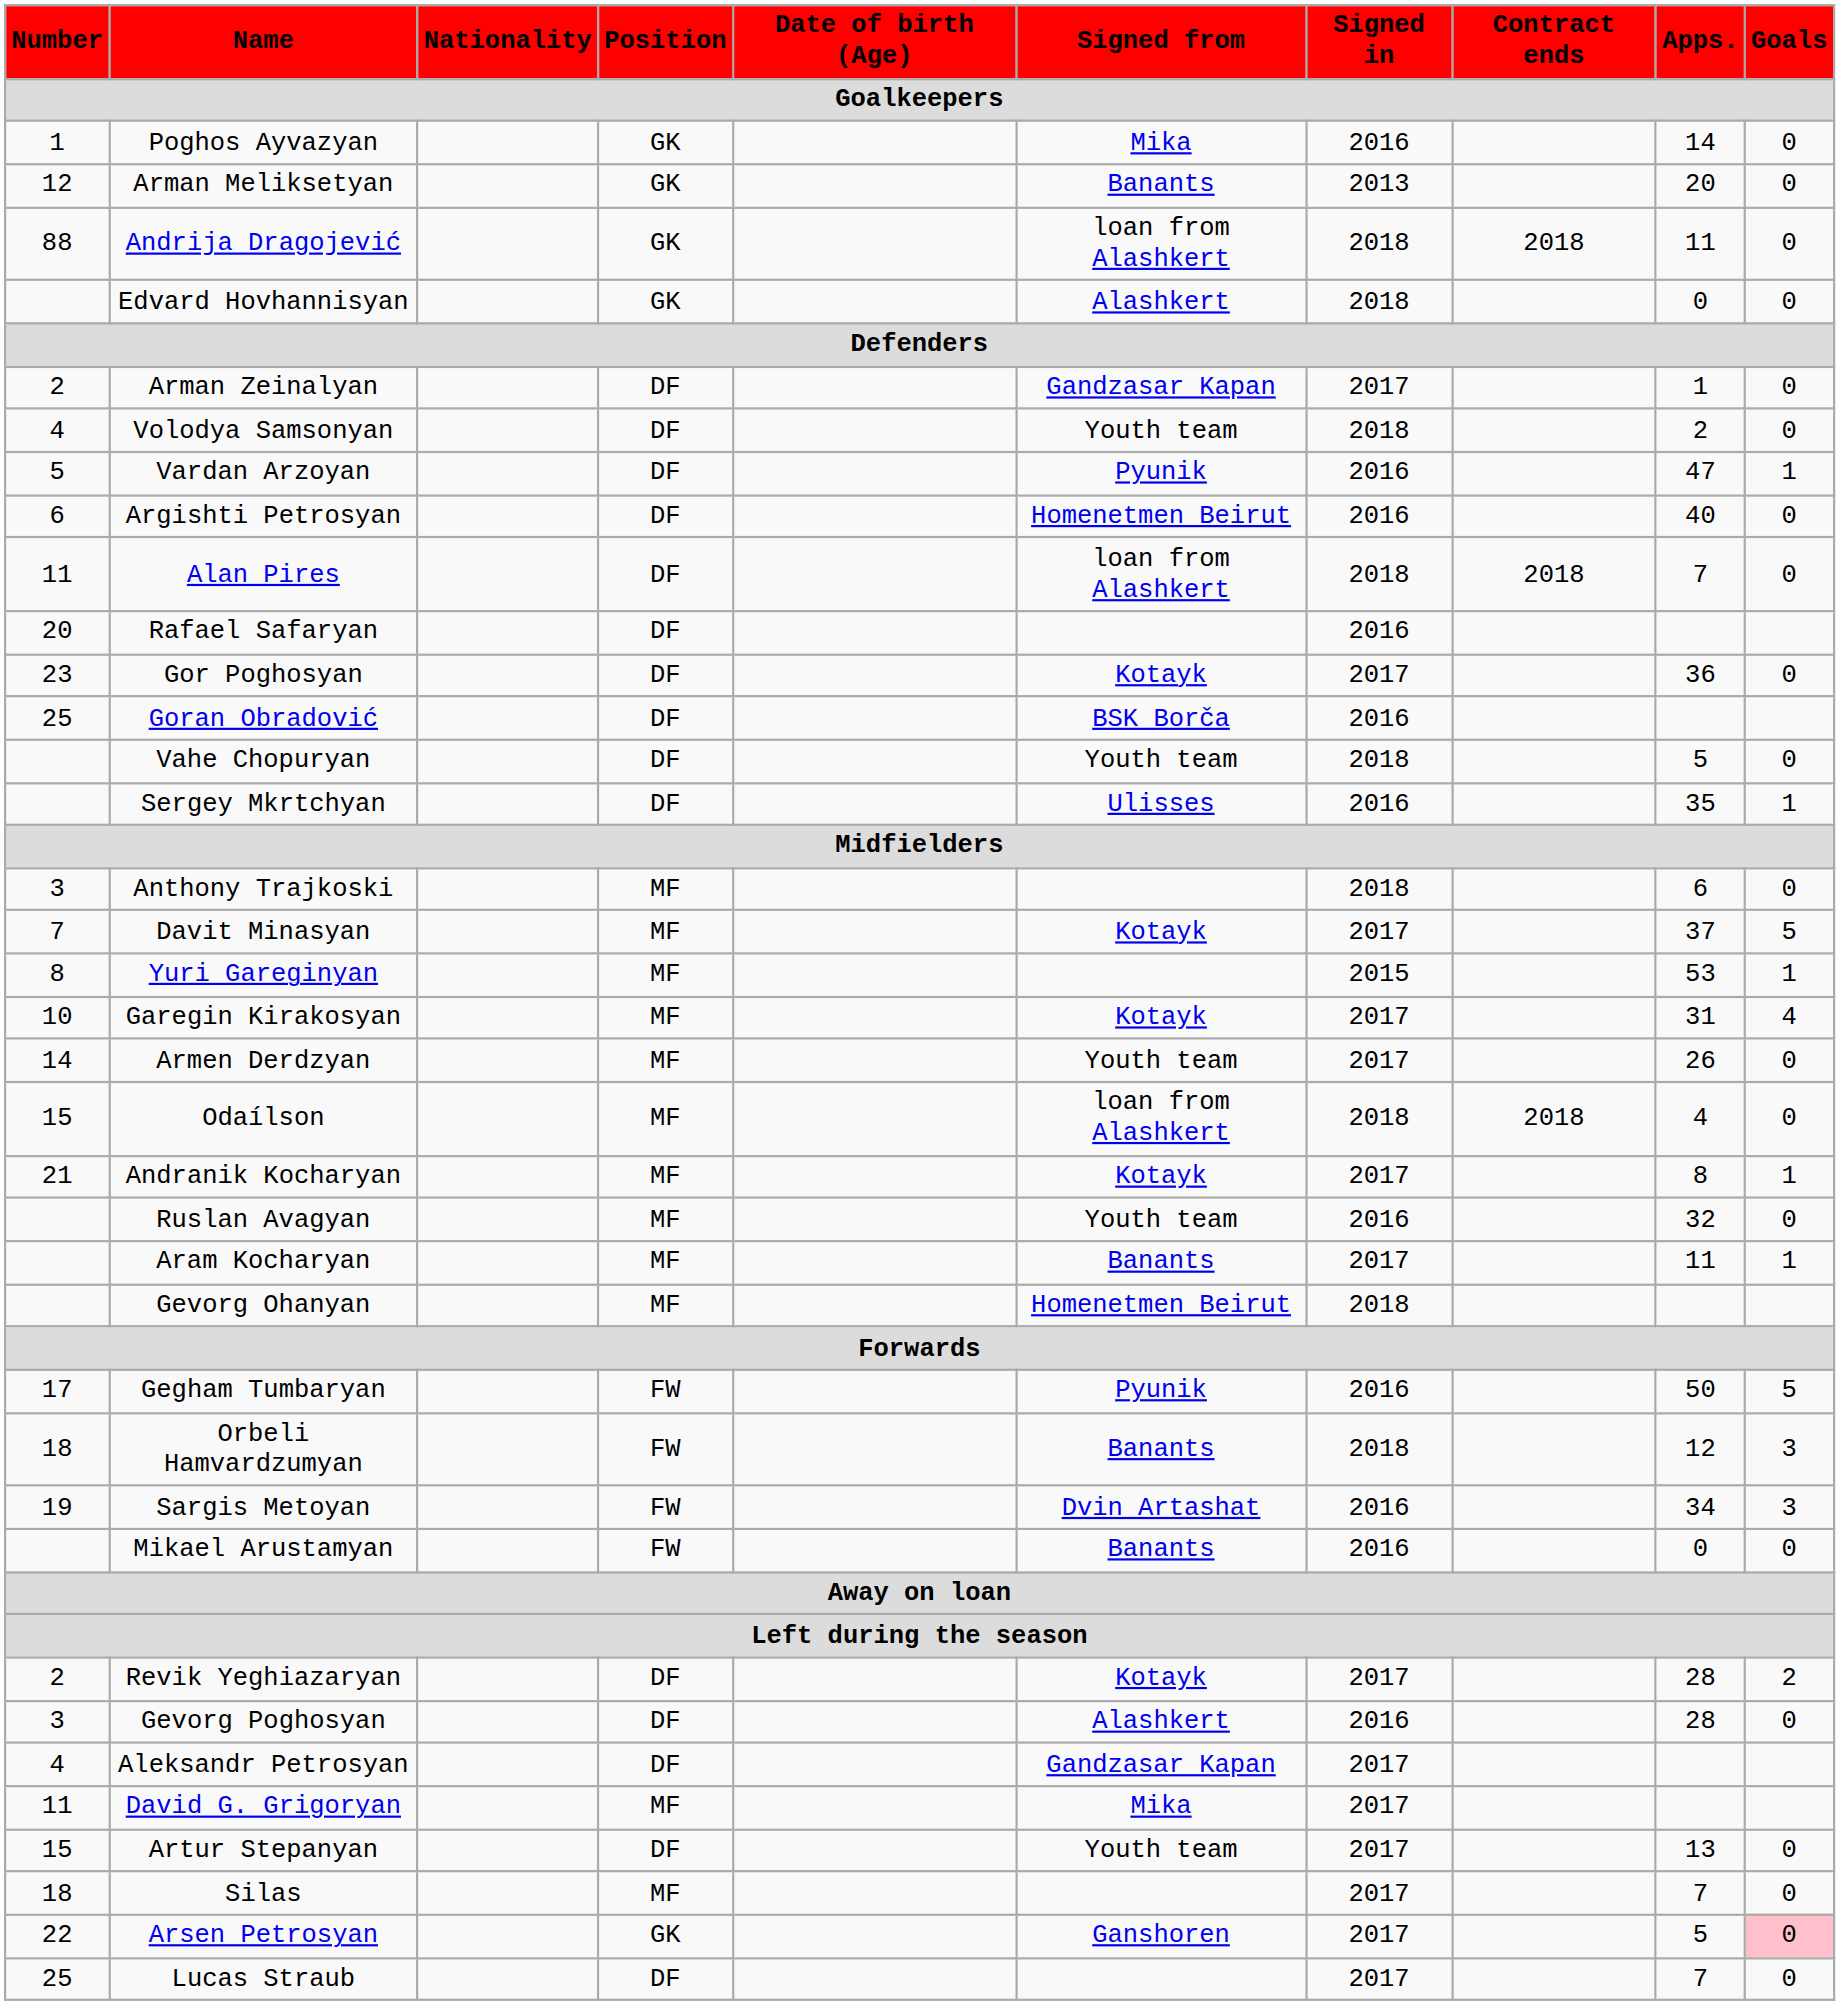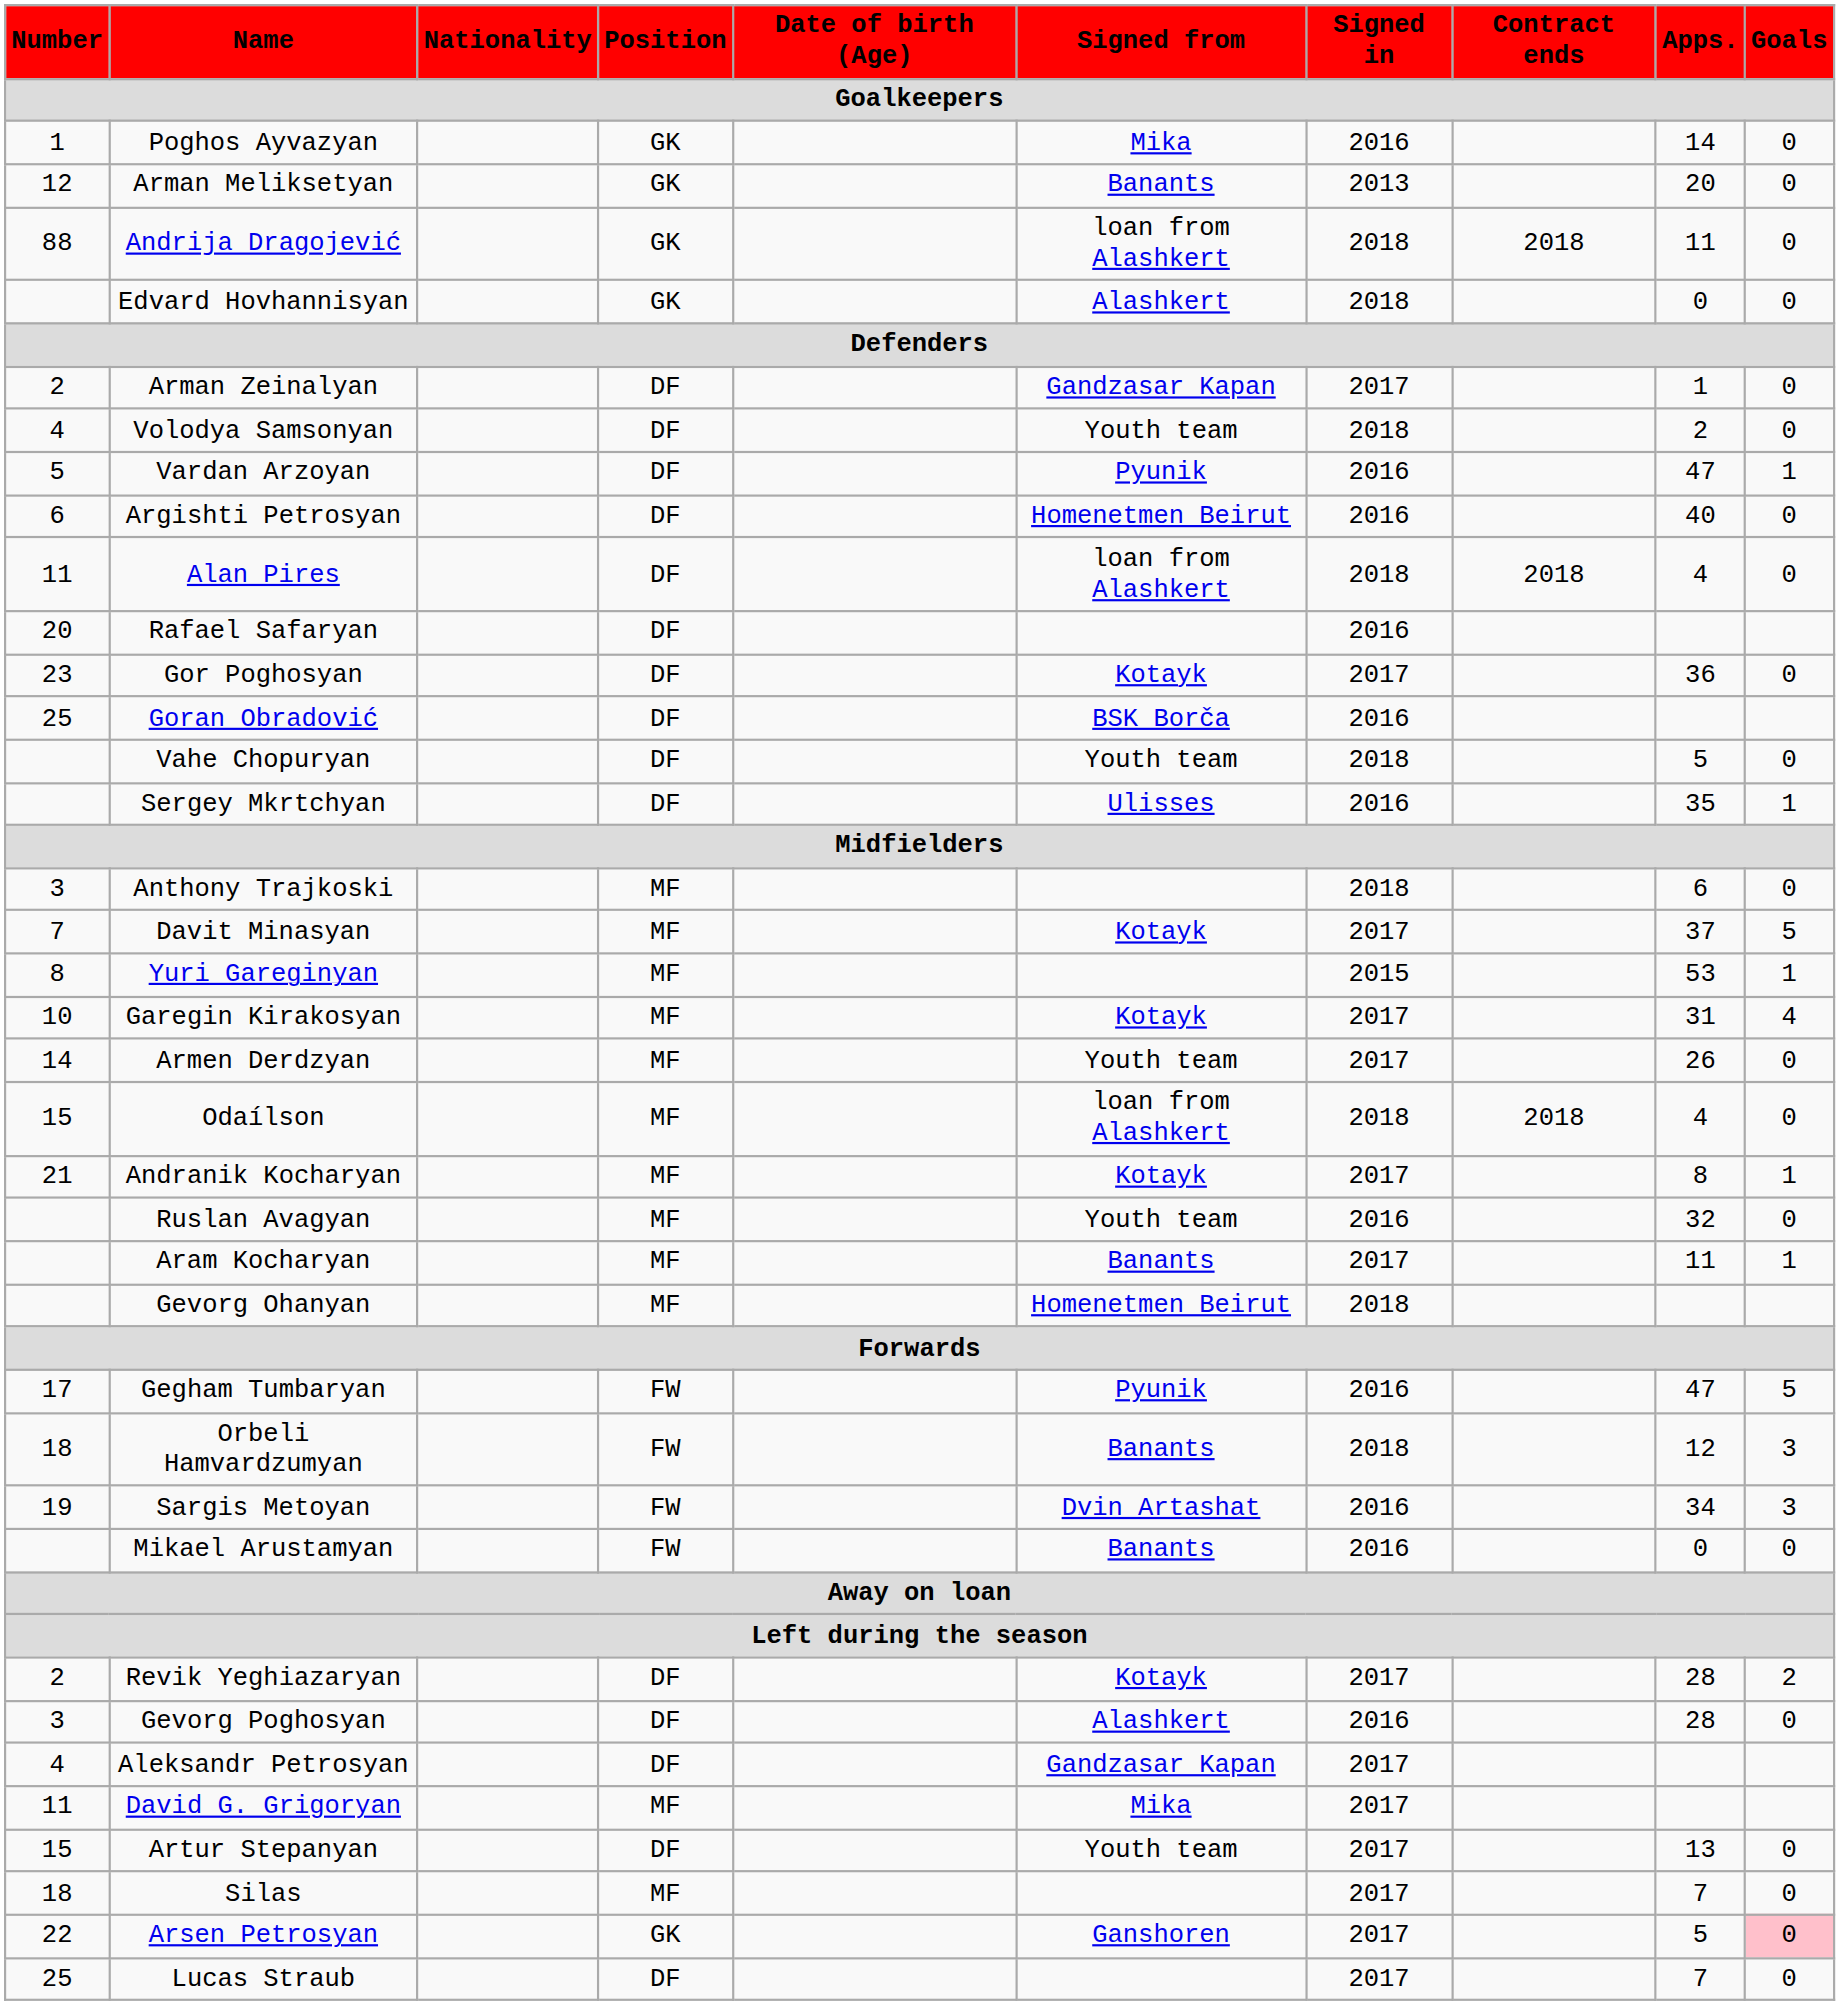(1700, 574) 7 -> (1700, 574) 4
(1700, 1391) 50 -> (1700, 1391) 47
